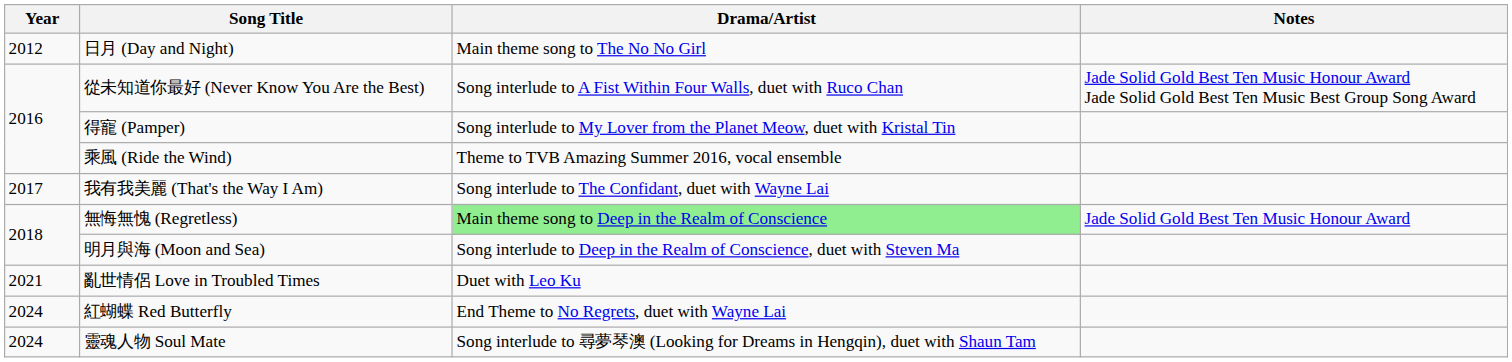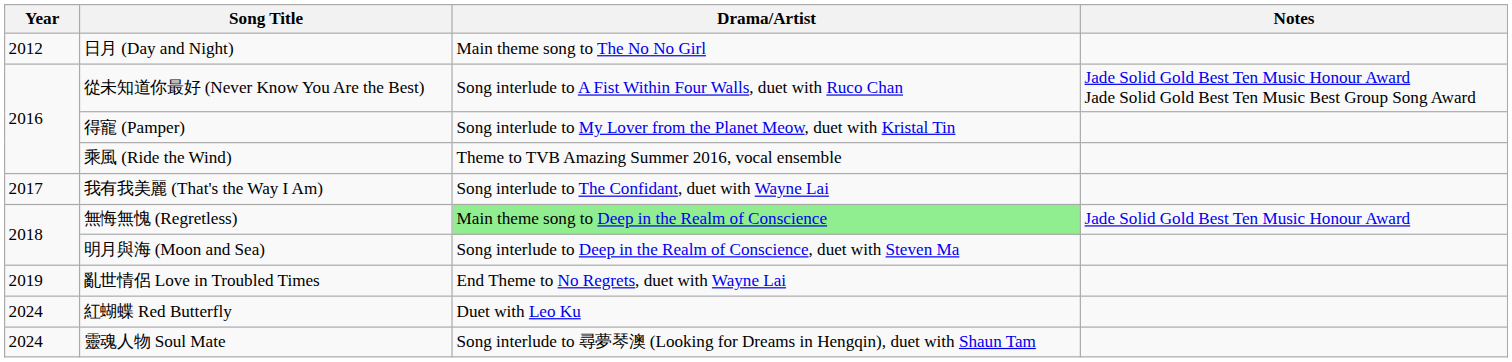(26, 280) 2021 -> (26, 280) 2019
(519, 280) Duet with Leo Ku -> (621, 280) End Theme to No Regrets, duet with Wayne Lai
(621, 311) End Theme to No Regrets, duet with Wayne Lai -> (519, 311) Duet with Leo Ku
